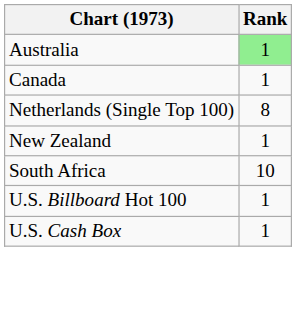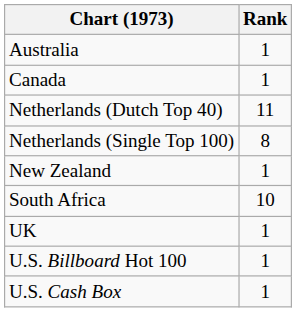(265, 49) lightgreen background -> (265, 49) no background
+ row: (116, 110)
+ row: (23, 230)
